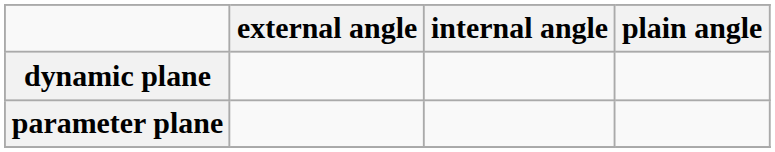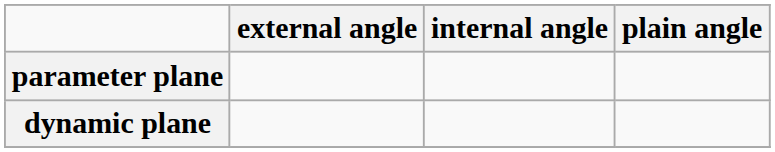rows swapped: (118, 123) <-> (118, 75)
